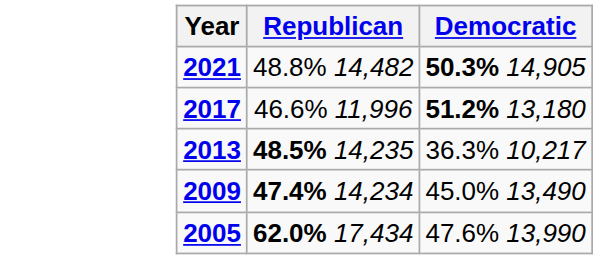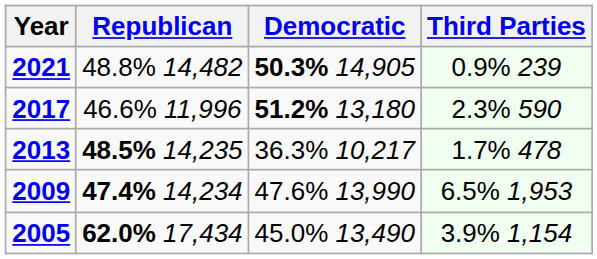+ column: (506, 26)
(506, 191) 45.0% 13,490 -> (335, 191) 47.6% 13,990
(506, 232) 47.6% 13,990 -> (335, 232) 45.0% 13,490
